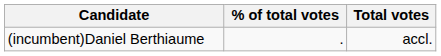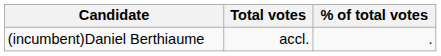columns swapped: (391, 16) <-> (285, 16)
